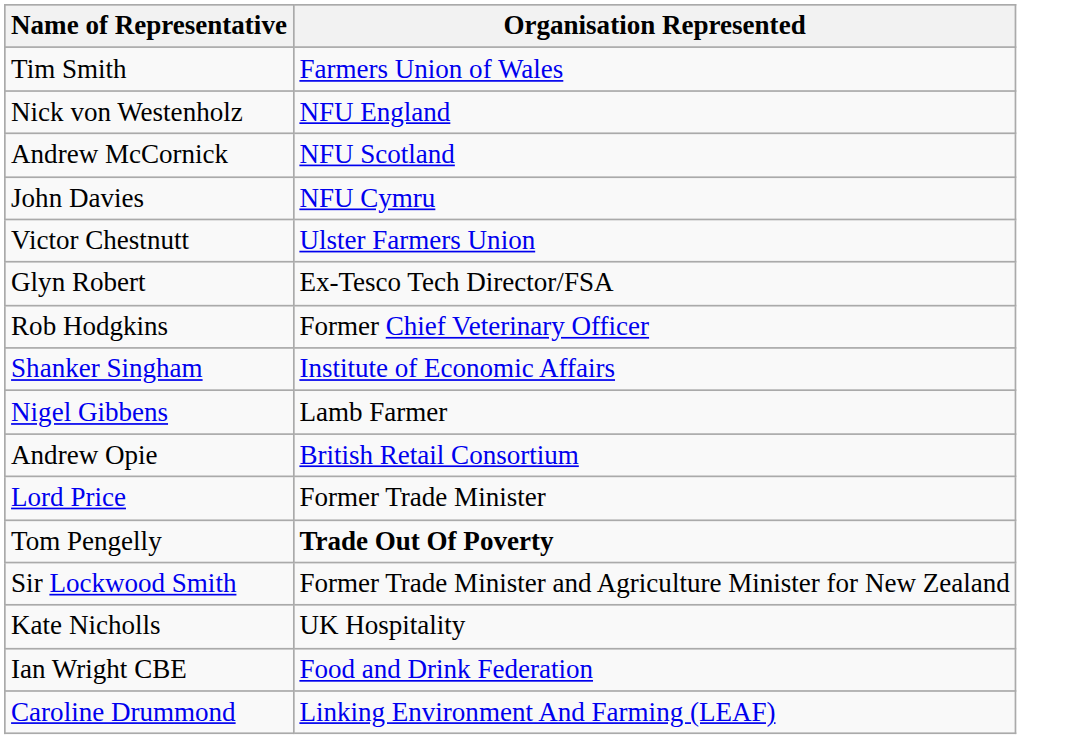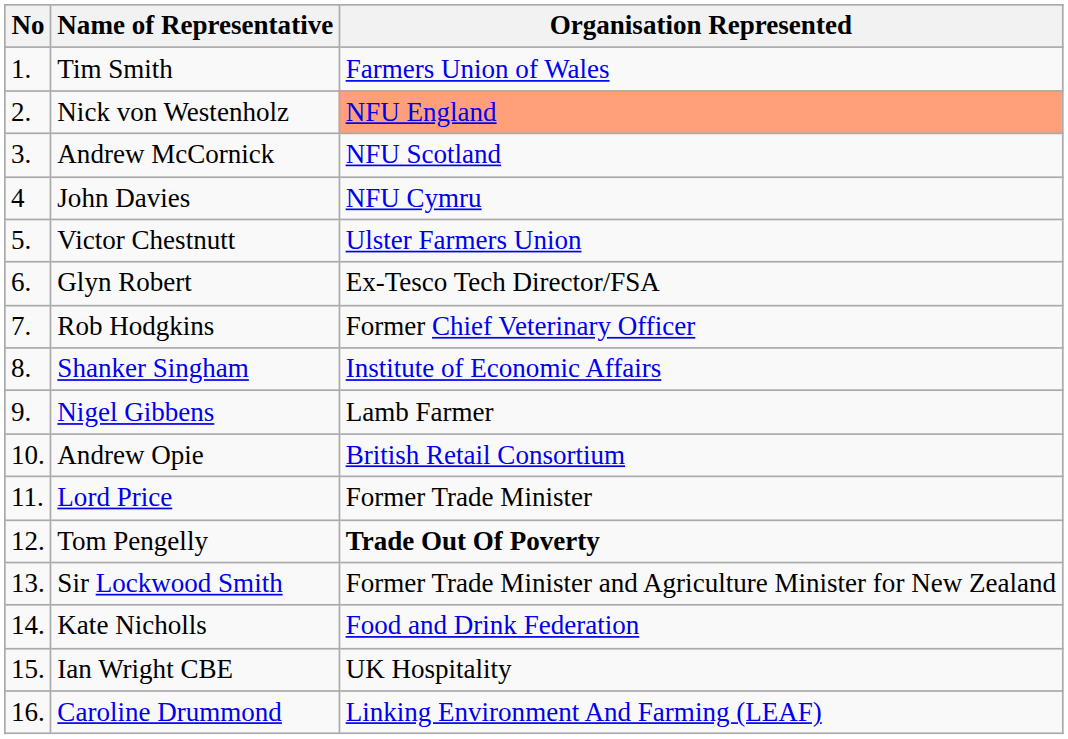+ column: (28, 25)
(375, 111) no background -> (421, 111) lightsalmon background
(382, 626) UK Hospitality -> (492, 626) Food and Drink Federation
(446, 669) Food and Drink Federation -> (429, 669) UK Hospitality
